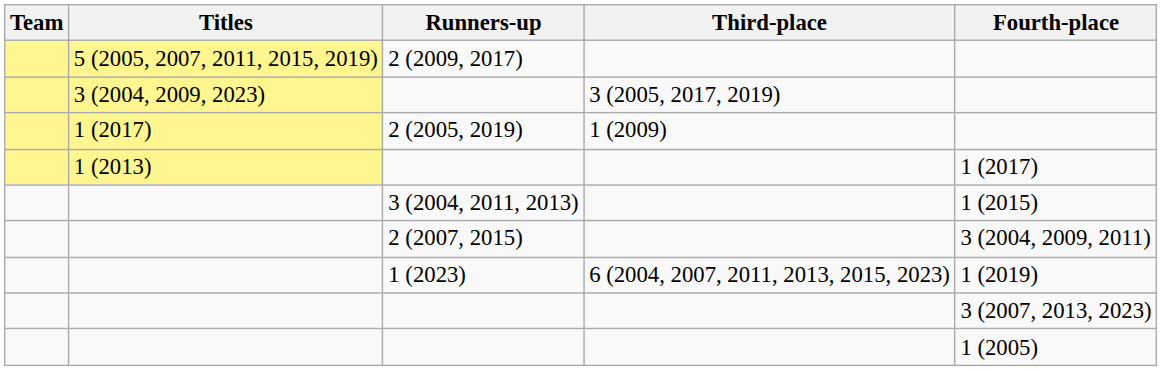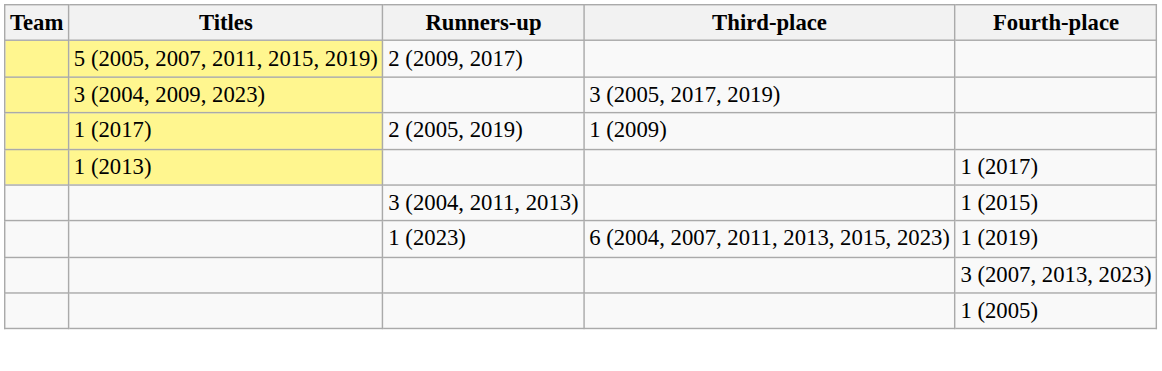- row: (226, 239)
